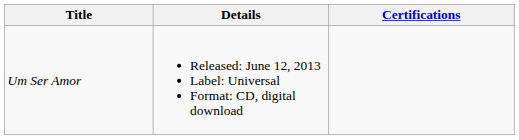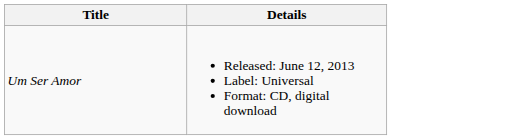- column: (421, 15)
